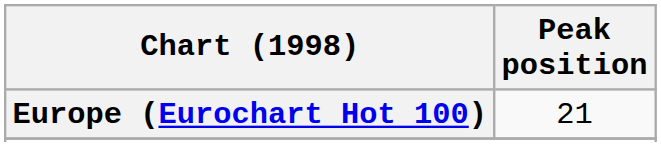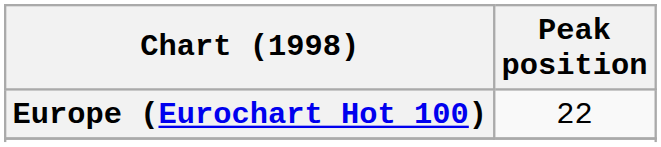(575, 115) 21 -> (575, 115) 22
